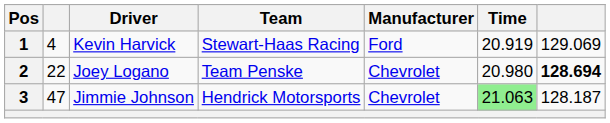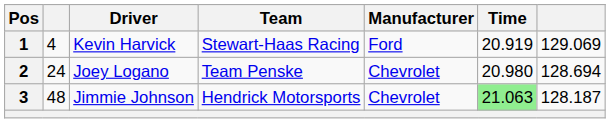(56, 71) 22 -> (56, 71) 24
(571, 71) bold -> (571, 71) normal
(56, 97) 47 -> (56, 97) 48
